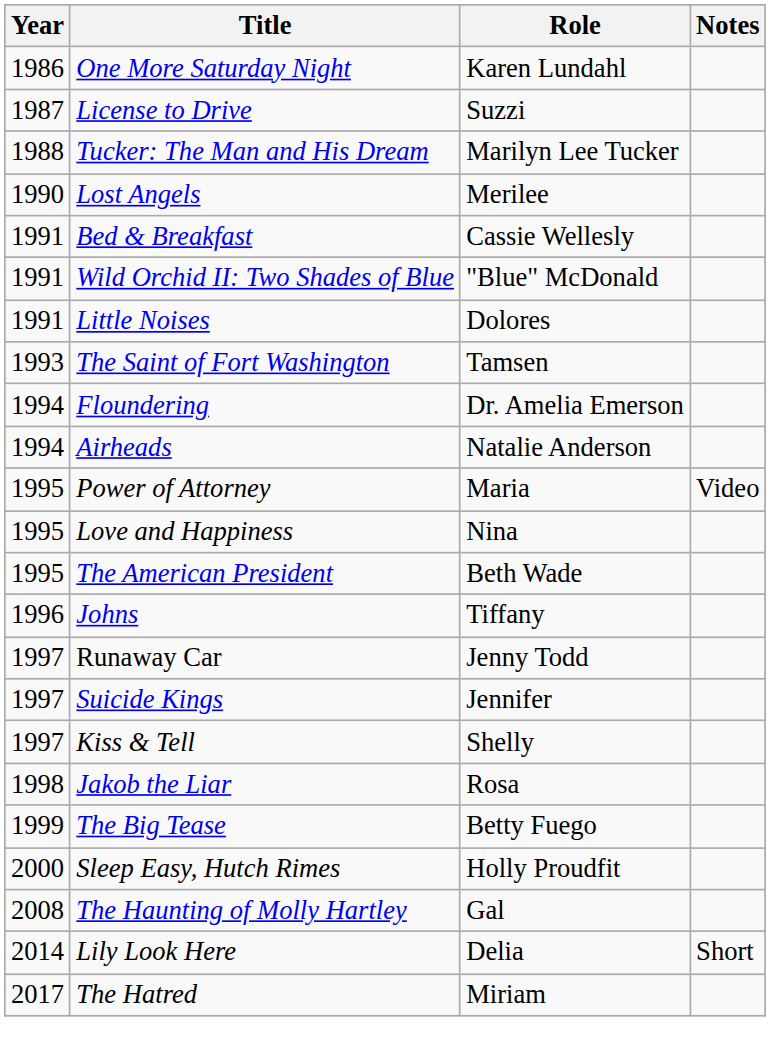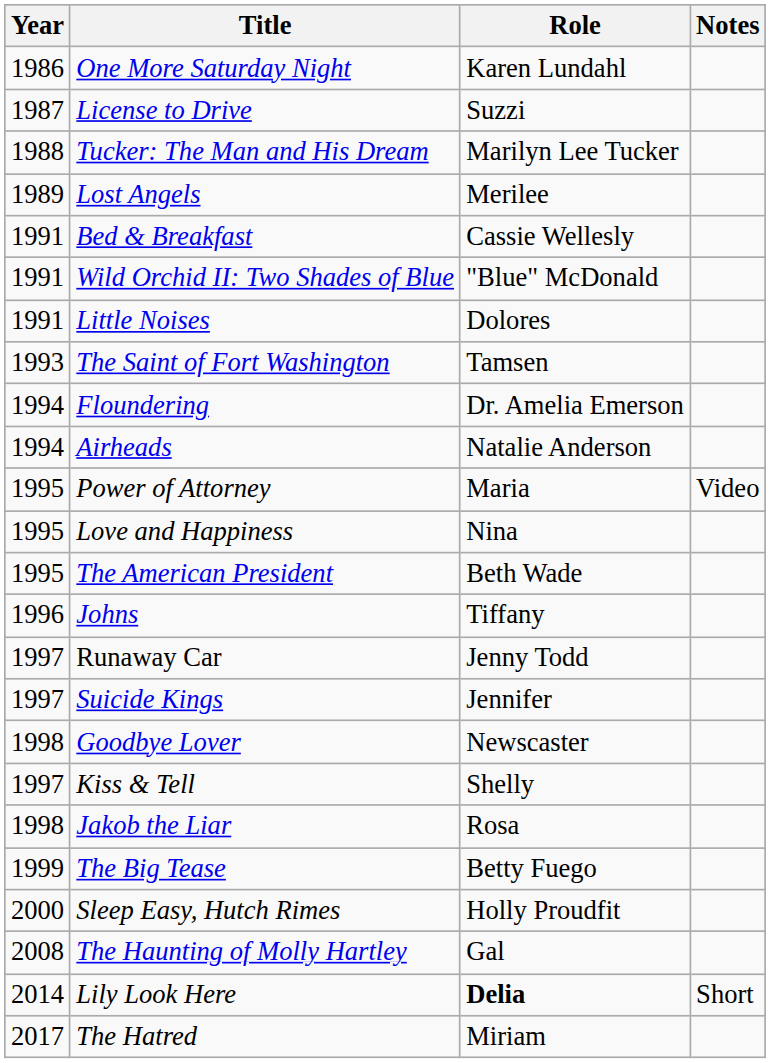(38, 194) 1990 -> (38, 194) 1989
+ row: (159, 741)
(495, 952) normal -> (496, 994) bold
